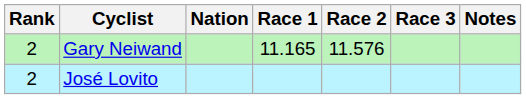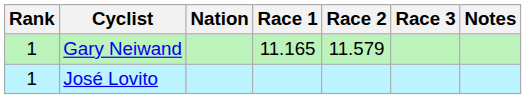(32, 49) 2 -> (32, 49) 1
(357, 49) 11.576 -> (357, 49) 11.579
(32, 78) 2 -> (32, 78) 1
